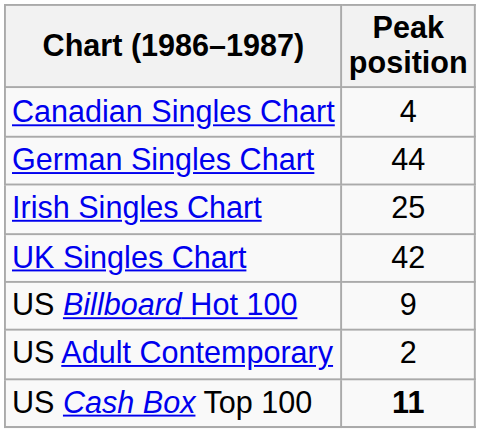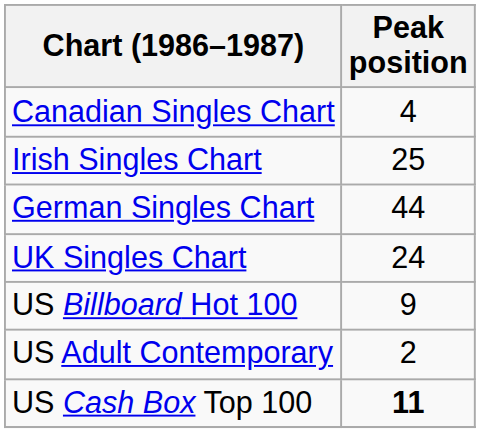rows swapped: (163, 160) <-> (137, 208)
(408, 256) 42 -> (408, 256) 24
